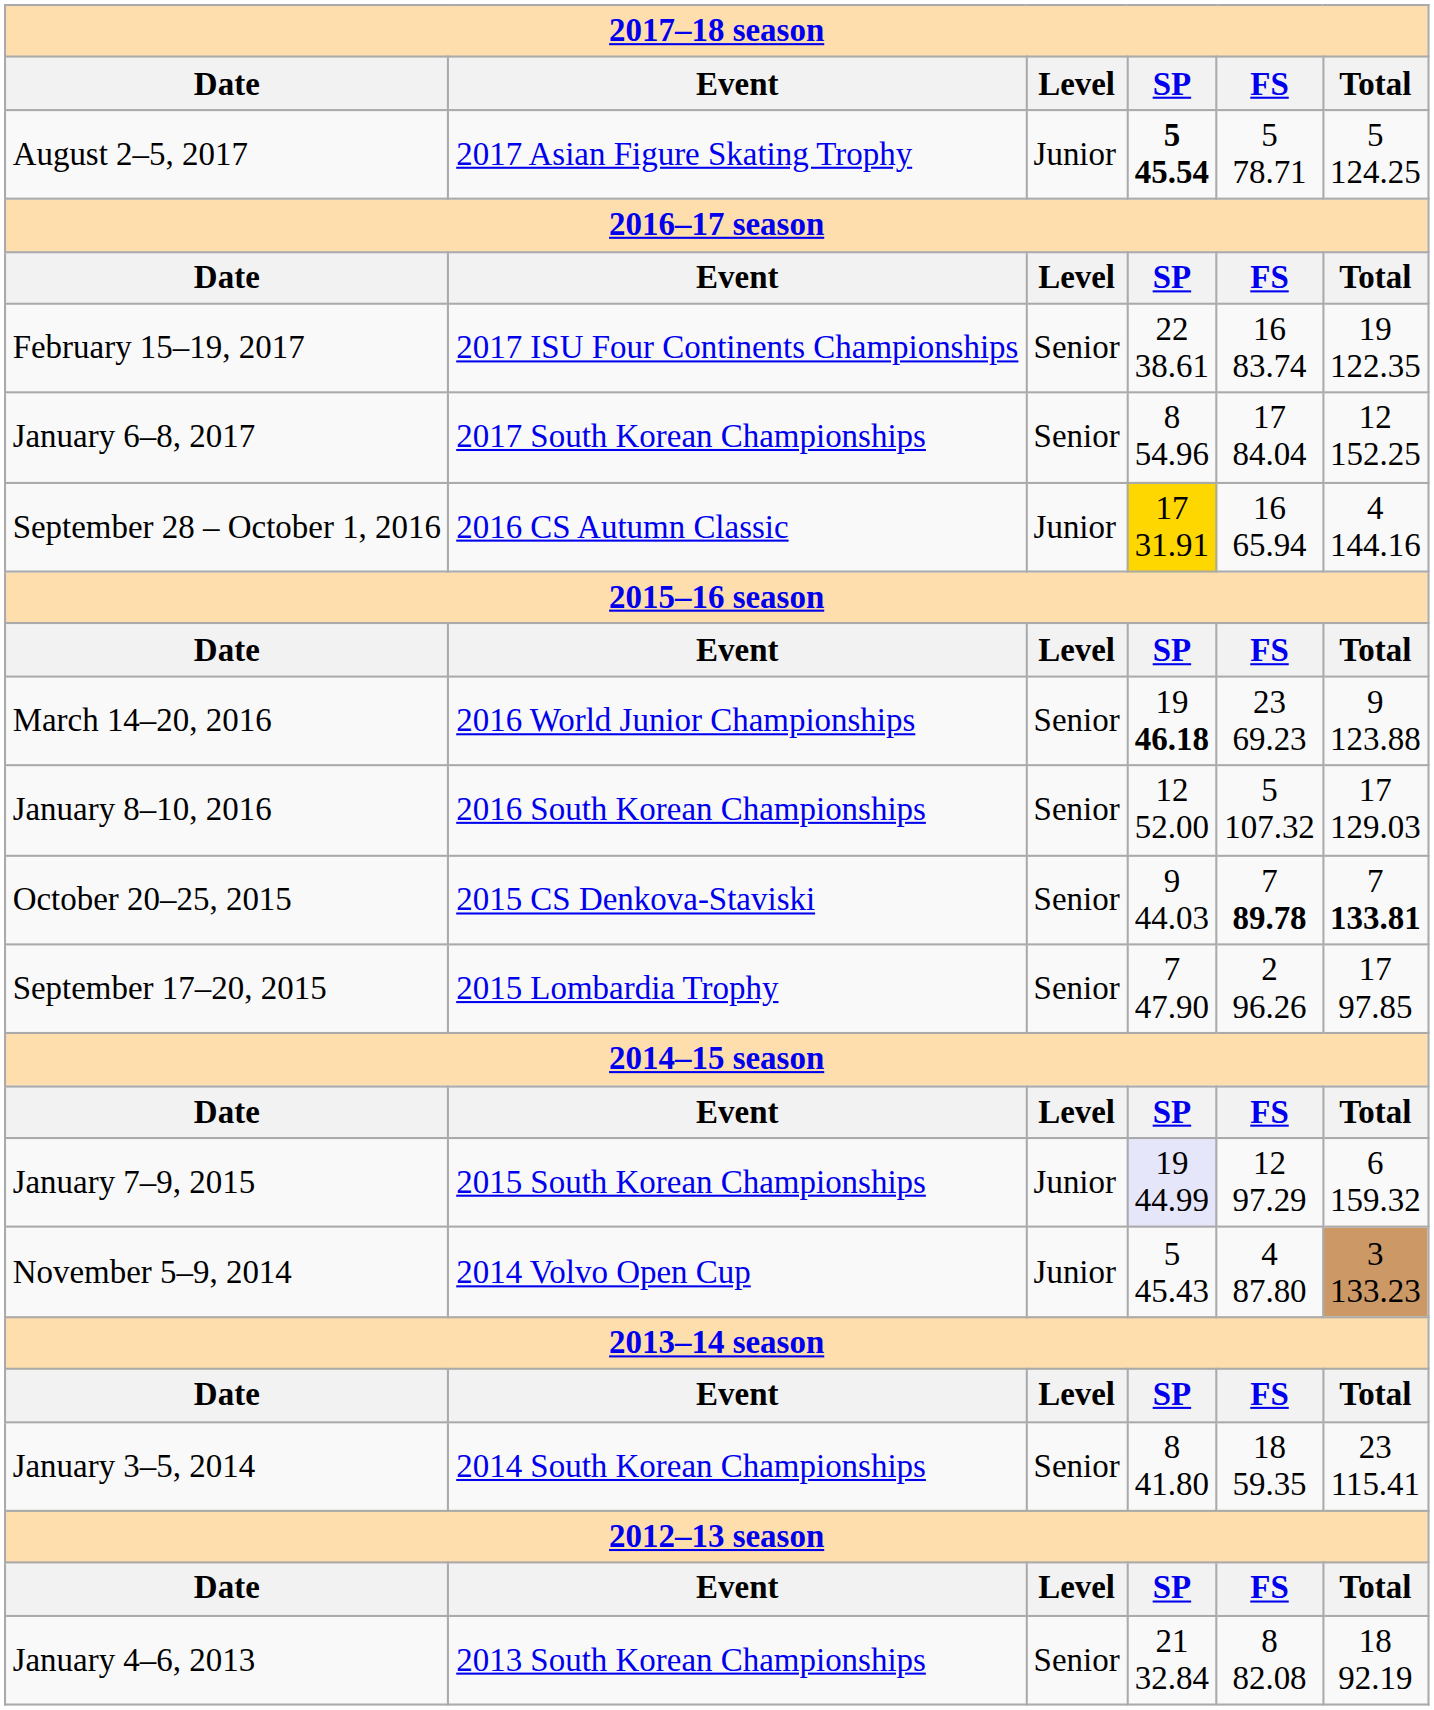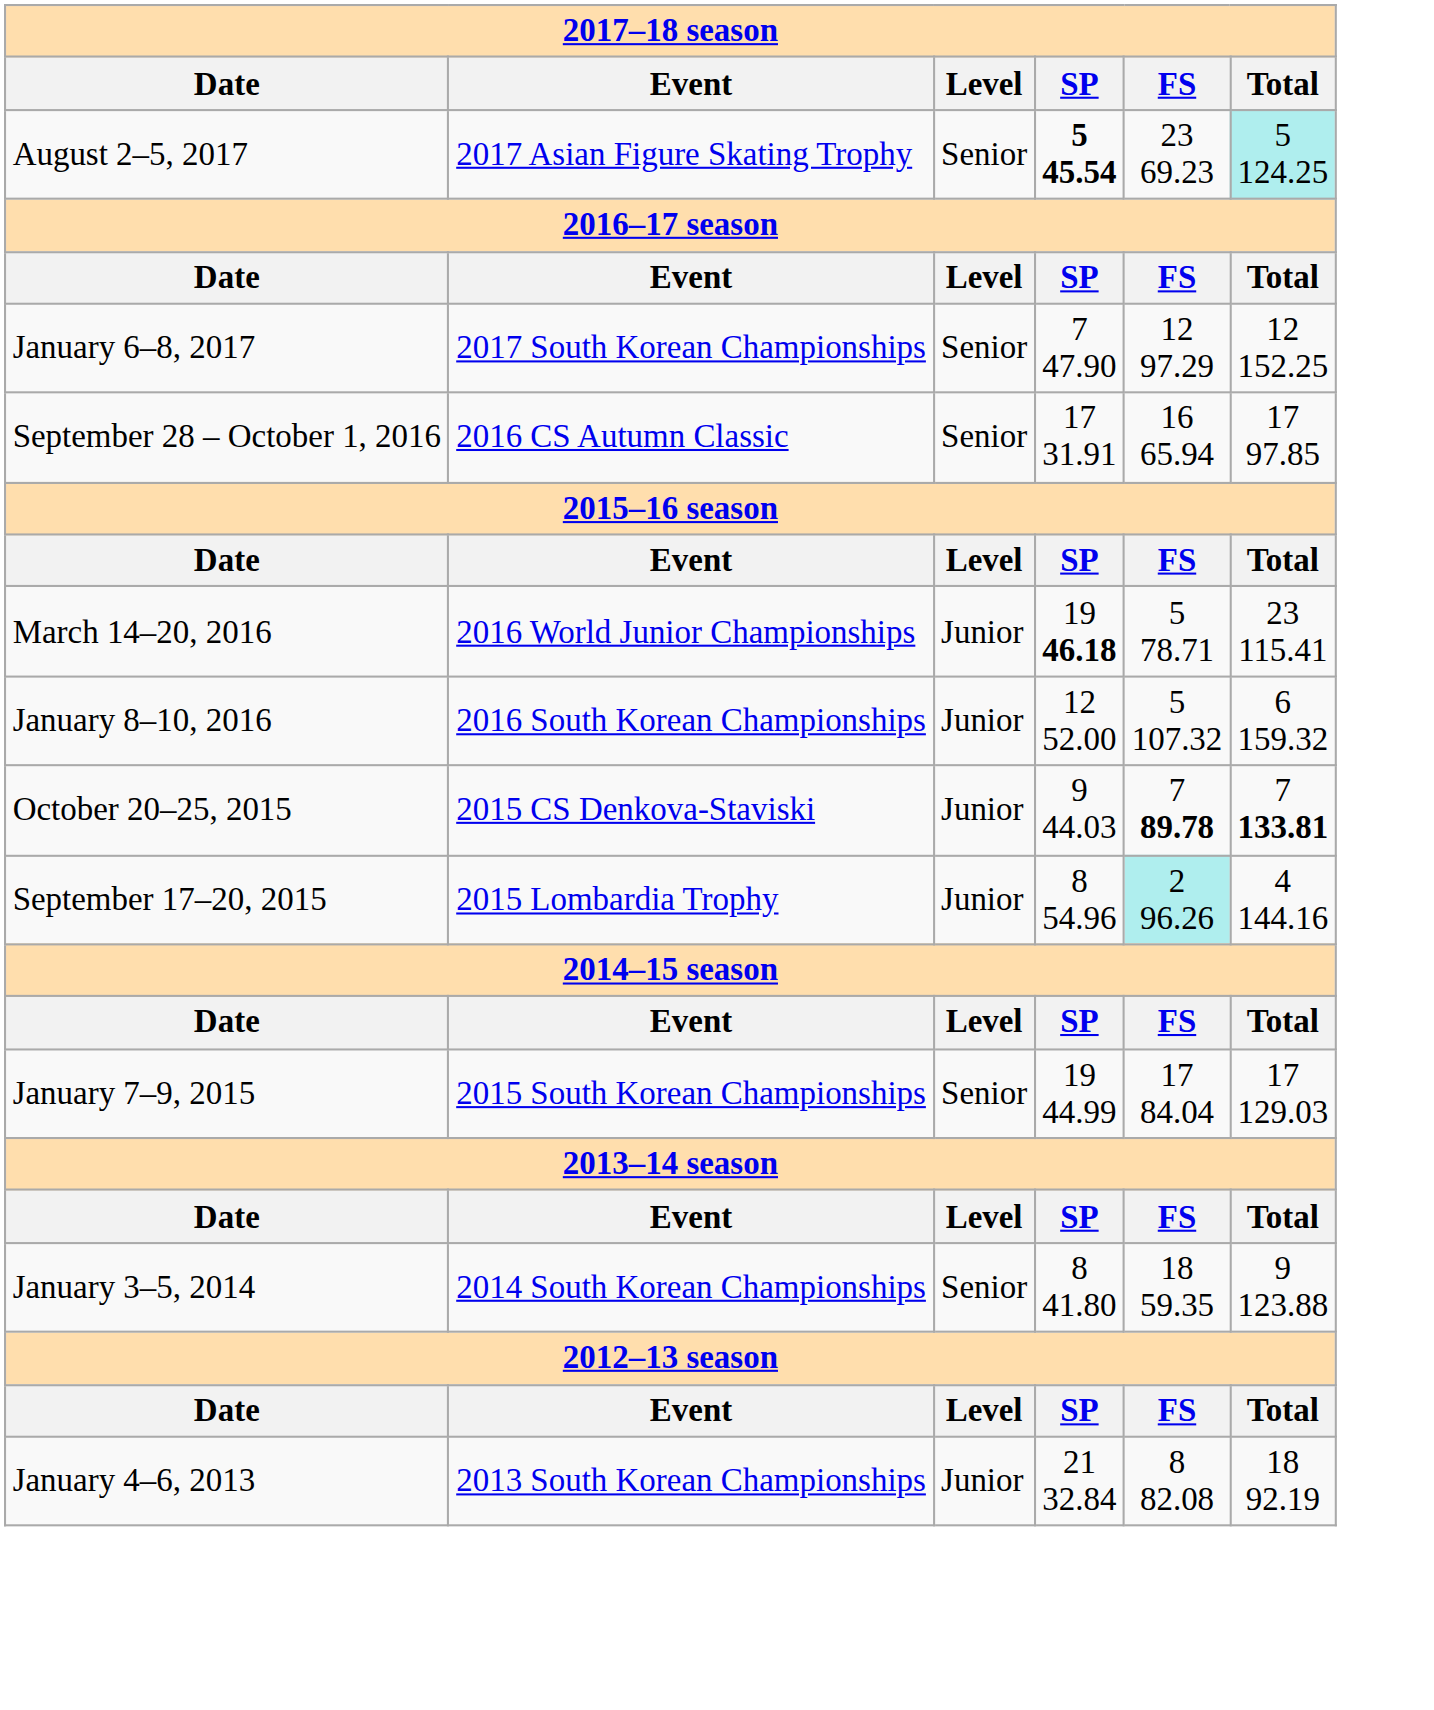(1075, 153) Junior -> (984, 153) Senior
(1270, 153) 5 78.71 -> (1177, 153) 23 69.23
(1375, 153) no background -> (1283, 153) paleturquoise background
- row: (159, 347)
(1172, 436) 8 54.96 -> (1079, 347) 7 47.90
(1270, 436) 17 84.04 -> (1177, 347) 12 97.29
(1075, 526) Junior -> (984, 436) Senior
(1172, 526) gold background -> (1079, 436) no background
(1375, 526) 4 144.16 -> (1283, 436) 17 97.85
(1077, 720) Senior -> (982, 630) Junior
(1270, 720) 23 69.23 -> (1177, 630) 5 78.71
(1375, 720) 9 123.88 -> (1283, 630) 23 115.41
(1077, 809) Senior -> (982, 720) Junior
(1375, 809) 17 129.03 -> (1283, 720) 6 159.32
(1077, 898) Senior -> (982, 809) Junior
(1077, 988) Senior -> (982, 898) Junior
(1172, 988) 7 47.90 -> (1079, 898) 8 54.96
(1270, 988) no background -> (1177, 898) paleturquoise background
(1375, 988) 17 97.85 -> (1283, 898) 4 144.16
(1075, 1182) Junior -> (984, 1092) Senior
(1172, 1182) lavender background -> (1079, 1092) no background
(1270, 1182) 12 97.29 -> (1177, 1092) 17 84.04
(1375, 1182) 6 159.32 -> (1283, 1092) 17 129.03
- row: (152, 1271)
(1375, 1465) 23 115.41 -> (1283, 1286) 9 123.88
(1077, 1659) Senior -> (982, 1480) Junior
